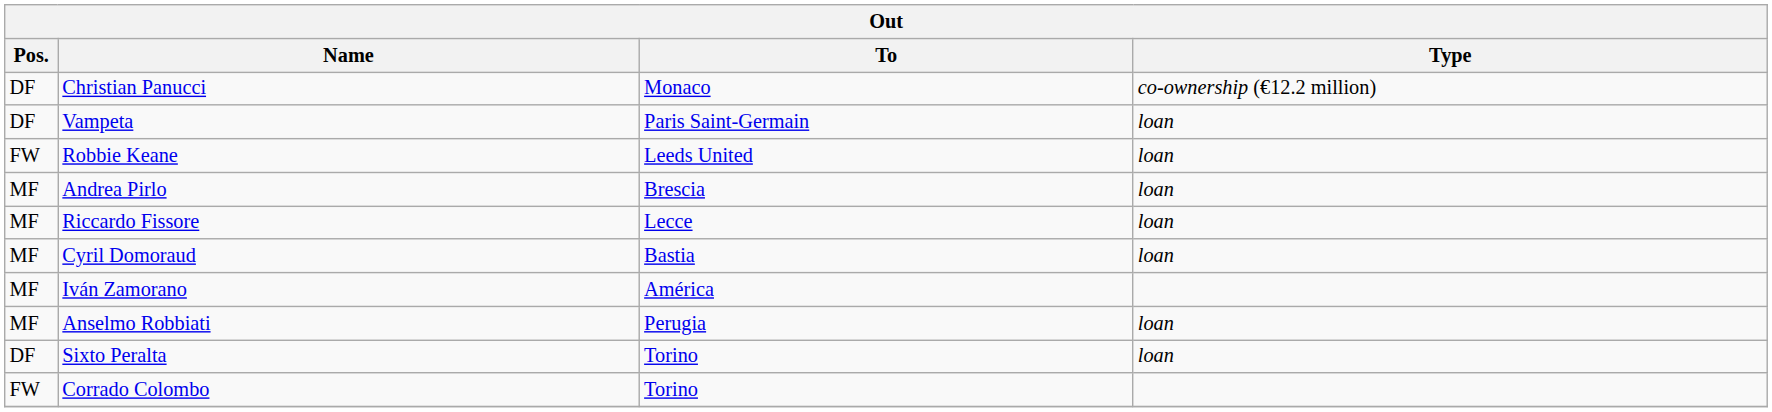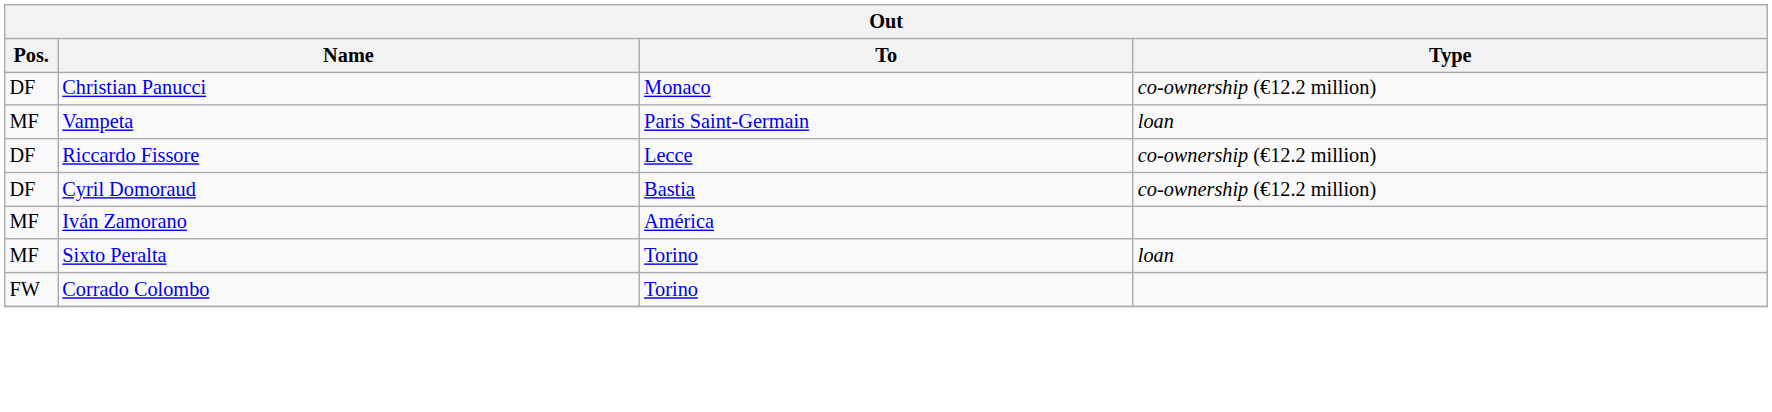(22, 122) DF -> (24, 122) MF
- row: (120, 155)
- row: (114, 189)
(24, 222) MF -> (22, 155) DF
(1156, 222) loan -> (1257, 155) co-ownership (€12.2 million)
(24, 256) MF -> (22, 189) DF
(1156, 256) loan -> (1257, 189) co-ownership (€12.2 million)
- row: (136, 323)
(22, 356) DF -> (24, 256) MF
